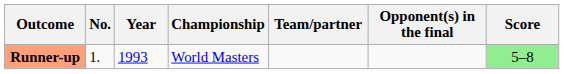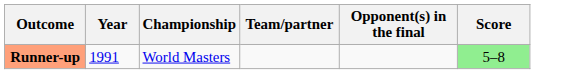- column: (100, 24)
(133, 56) 1993 -> (104, 56) 1991
